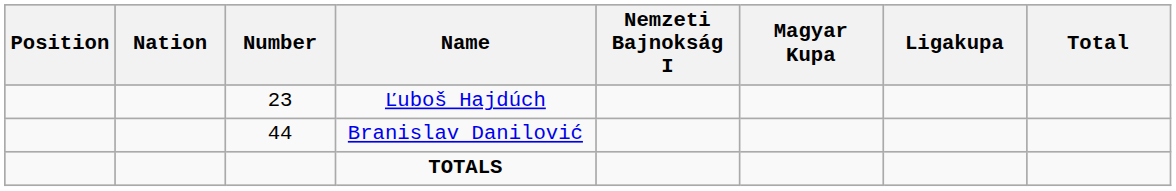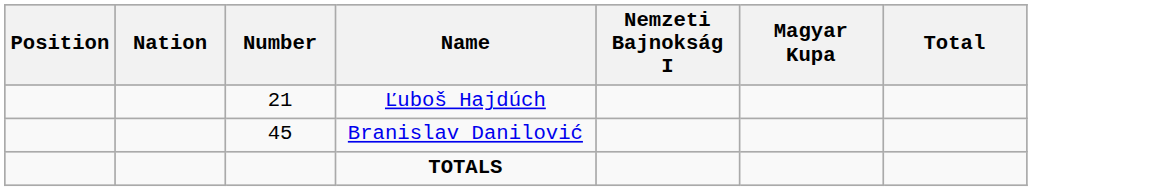- column: (954, 45)
(280, 102) 23 -> (280, 102) 21
(280, 135) 44 -> (280, 135) 45
